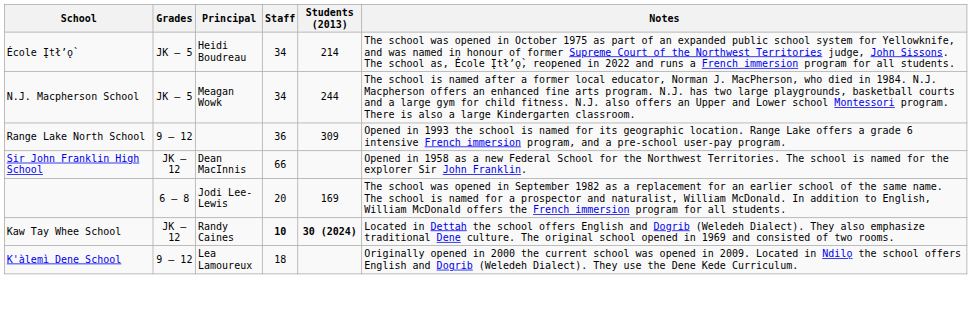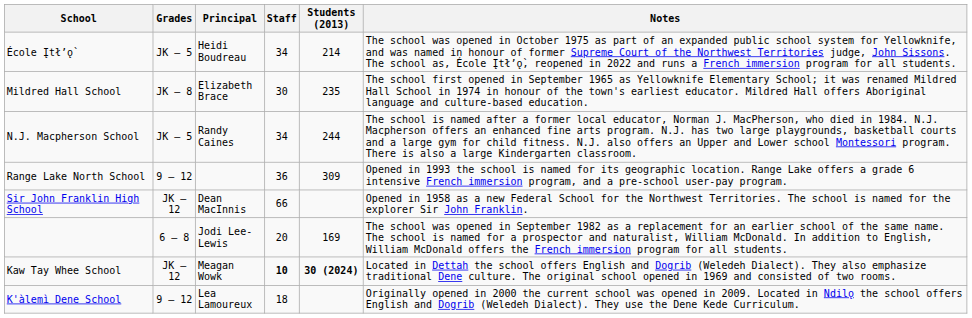+ row: (64, 91)
(216, 97) Meagan Wowk -> (216, 137) Randy Caines
(216, 232) Randy Caines -> (216, 271) Meagan Wowk
